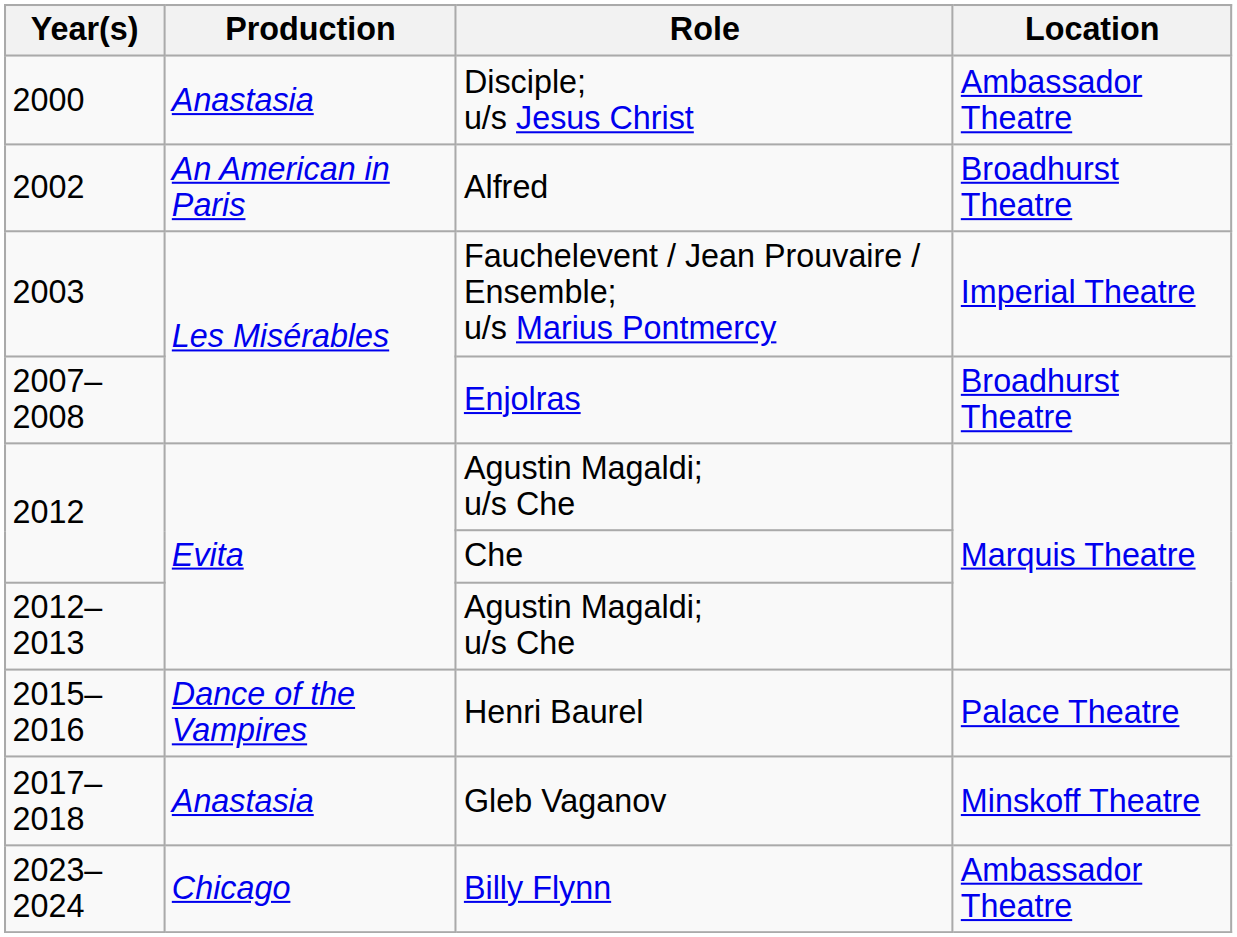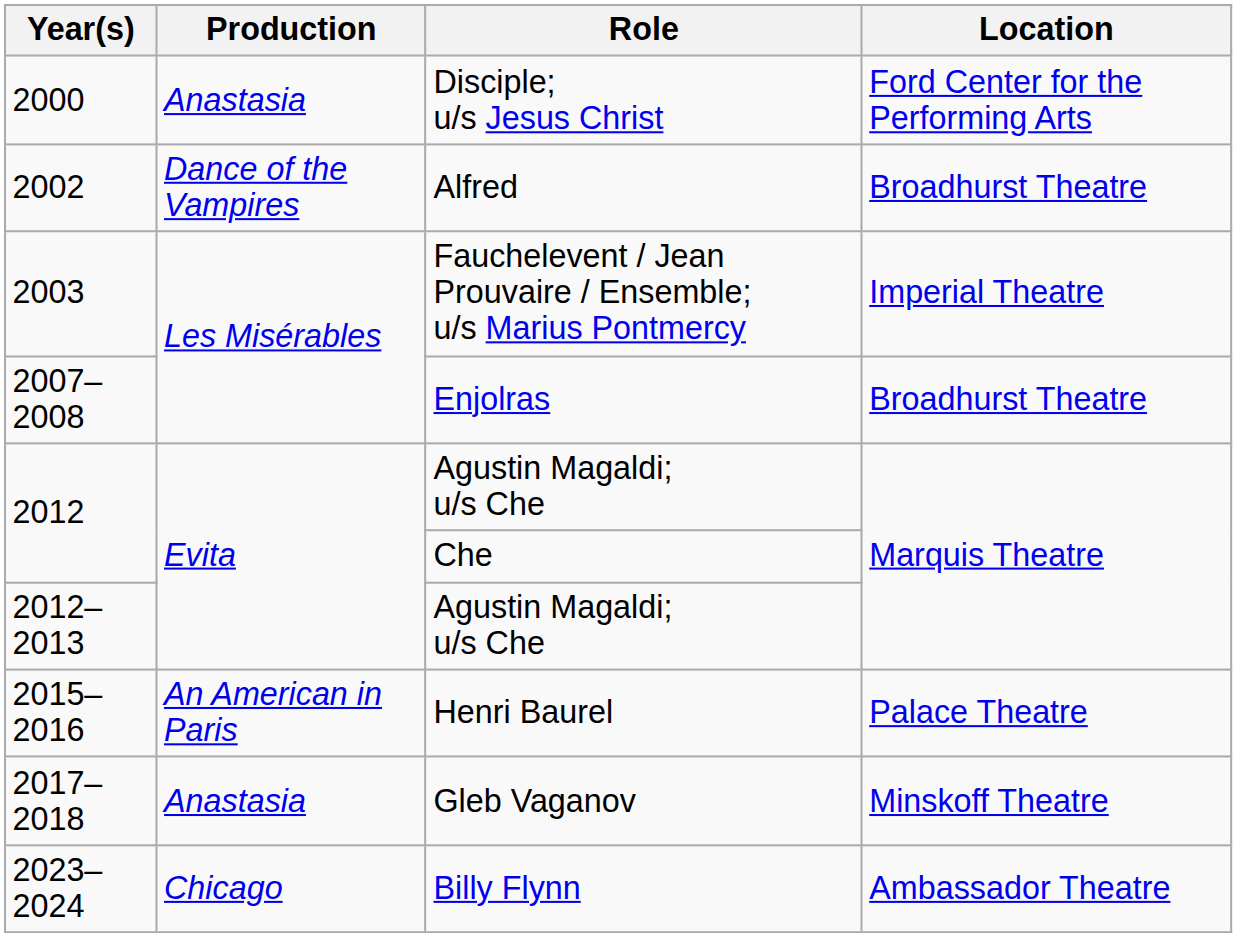(1052, 99) Ambassador Theatre -> (1006, 99) Ford Center for the Performing Arts
(281, 187) An American in Paris -> (256, 187) Dance of the Vampires
(263, 712) Dance of the Vampires -> (273, 712) An American in Paris
